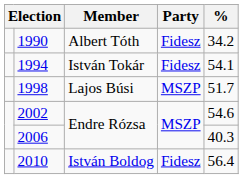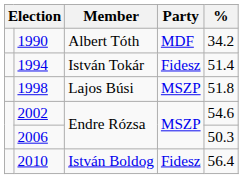(181, 40) Fidesz -> (177, 40) MDF
(221, 64) 54.1 -> (221, 64) 51.4
(221, 88) 51.7 -> (221, 88) 51.8
(221, 137) 40.3 -> (221, 137) 50.3
